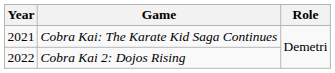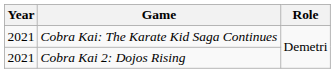(21, 57) 2022 -> (21, 57) 2021
